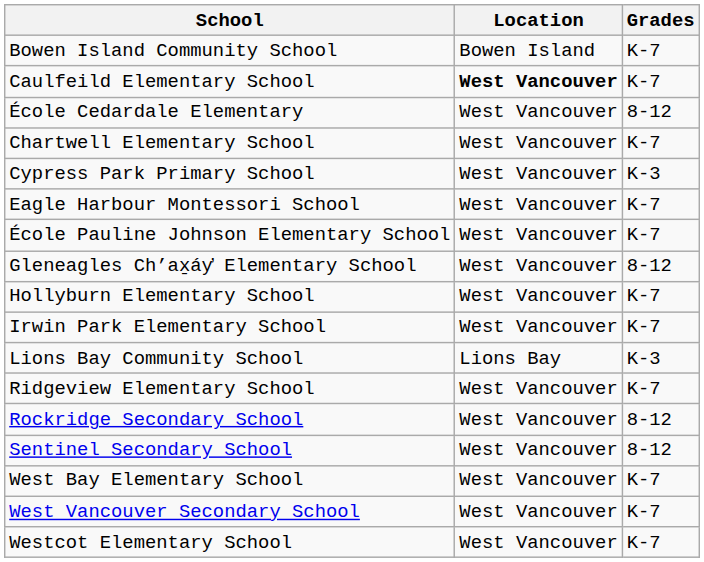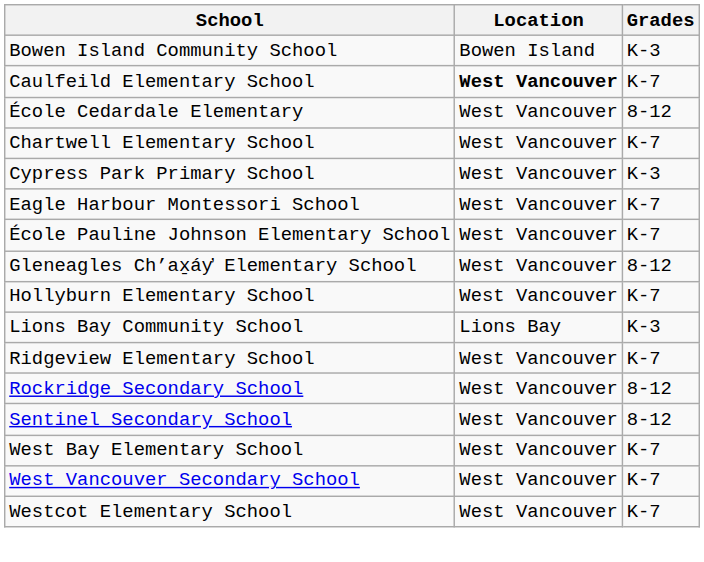(644, 51) K-7 -> (644, 51) K-3
- row: (168, 327)
